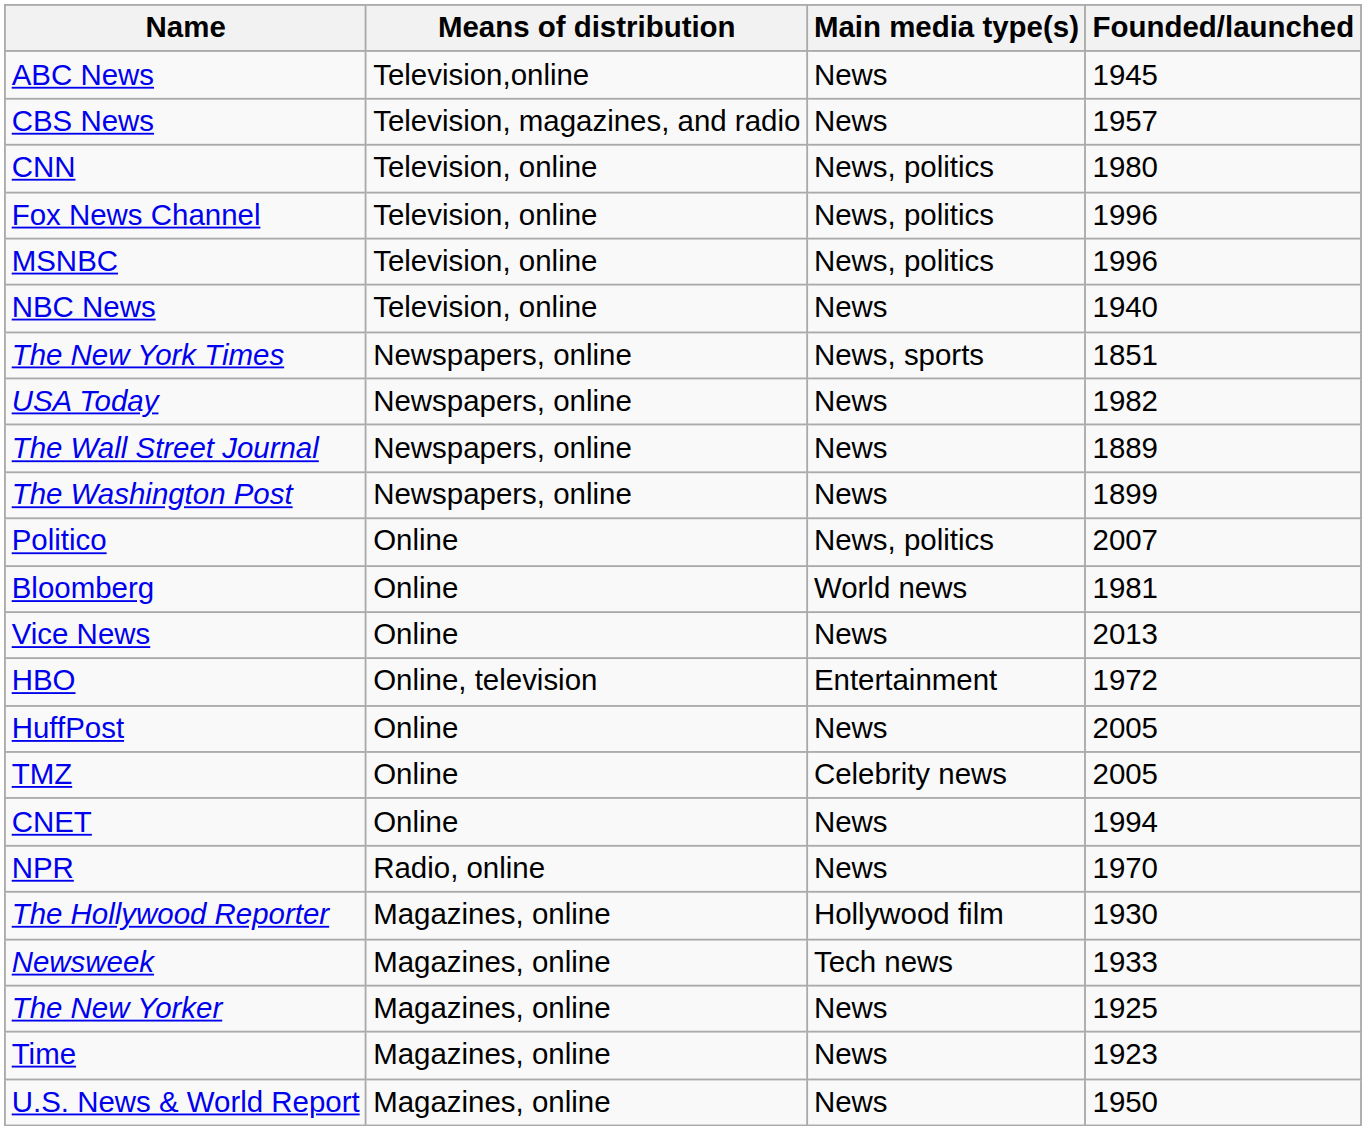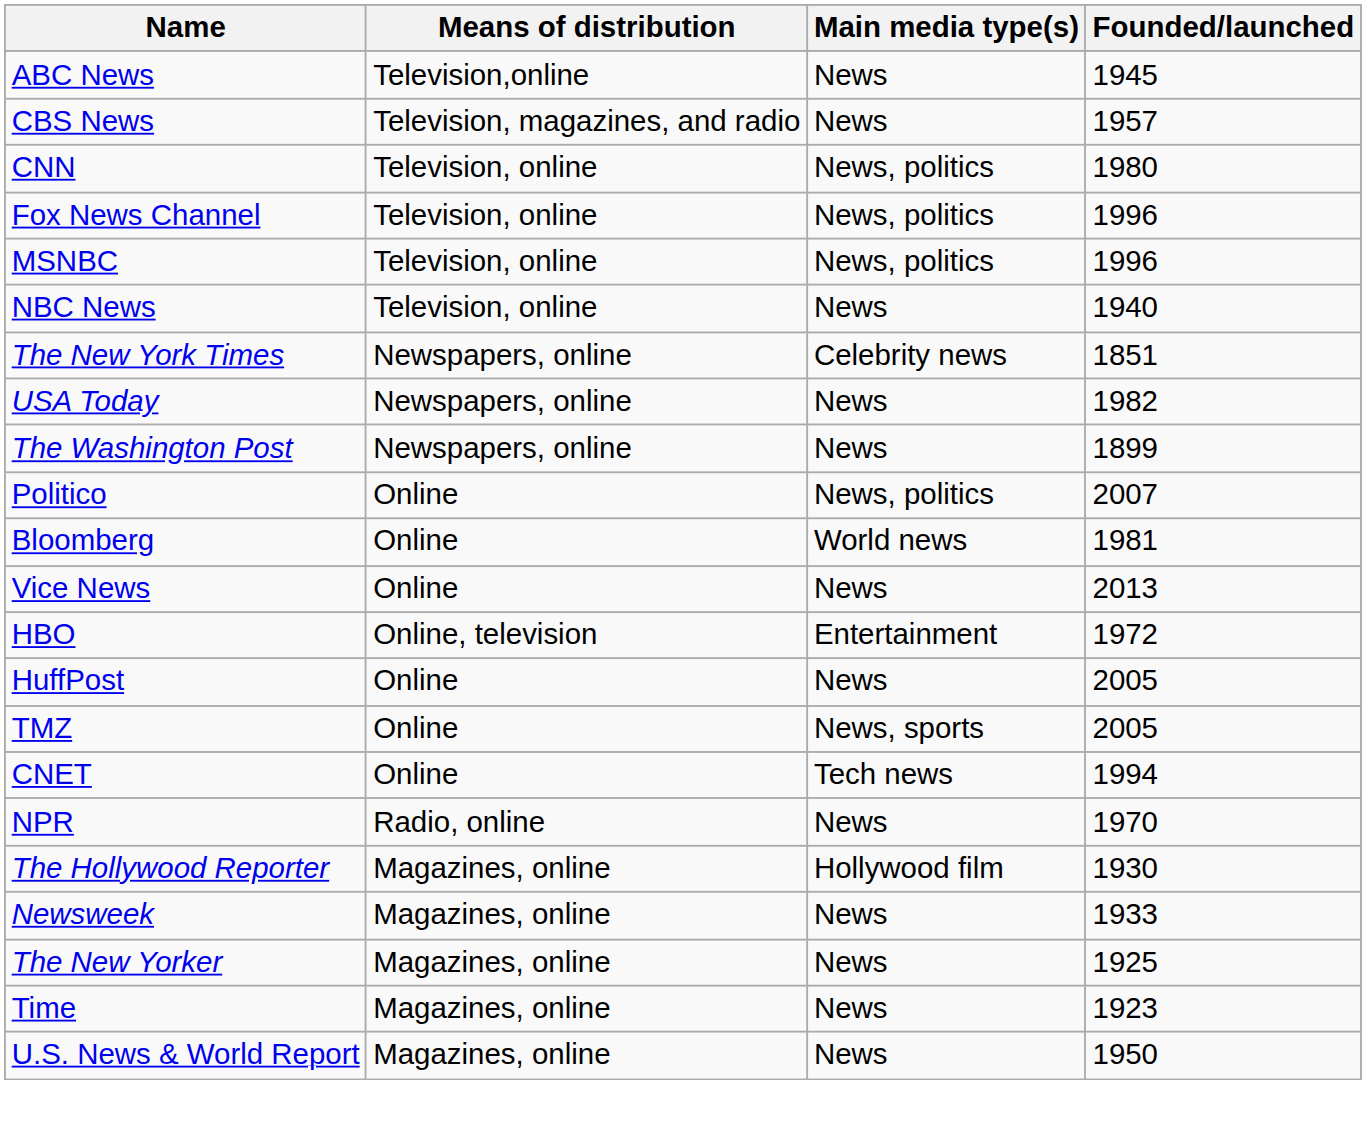(899, 354) News, sports -> (910, 354) Celebrity news
- row: (165, 448)
(910, 774) Celebrity news -> (899, 728) News, sports
(851, 821) News -> (883, 774) Tech news
(883, 961) Tech news -> (851, 914) News
